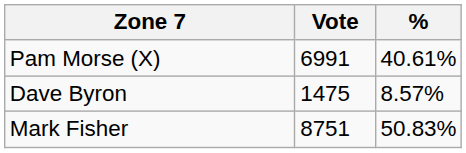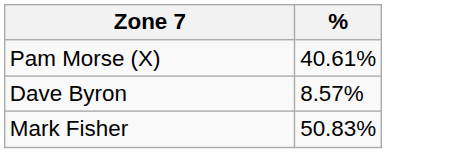- column: (335, 22)
